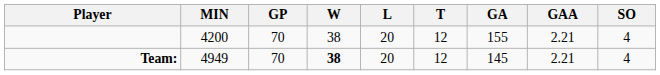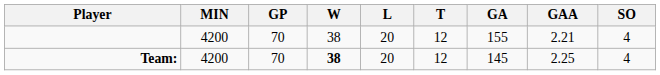(214, 59) 4949 -> (214, 59) 4200
(563, 59) 2.21 -> (563, 59) 2.25
